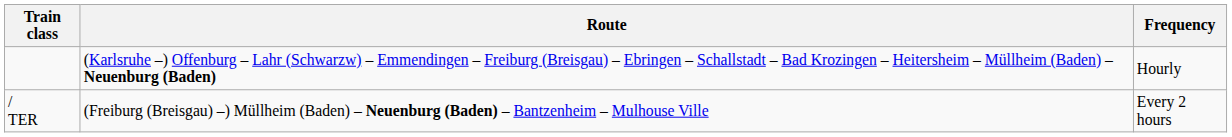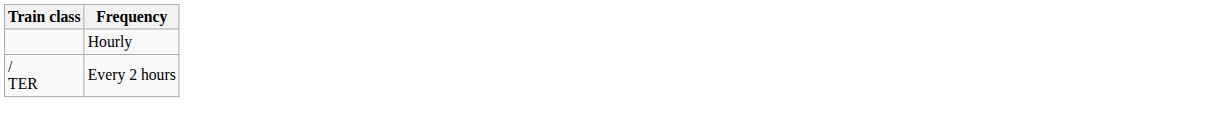- column: (607, 25)
